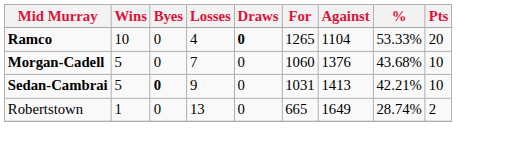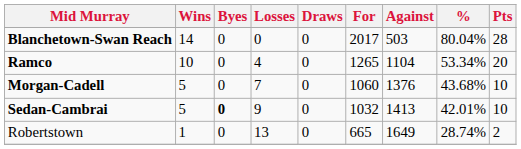+ row: (90, 39)
(241, 39) bold -> (305, 62) normal
(399, 39) 53.33% -> (463, 62) 53.34%
(300, 86) 1031 -> (364, 109) 1032
(399, 86) 42.21% -> (463, 109) 42.01%
